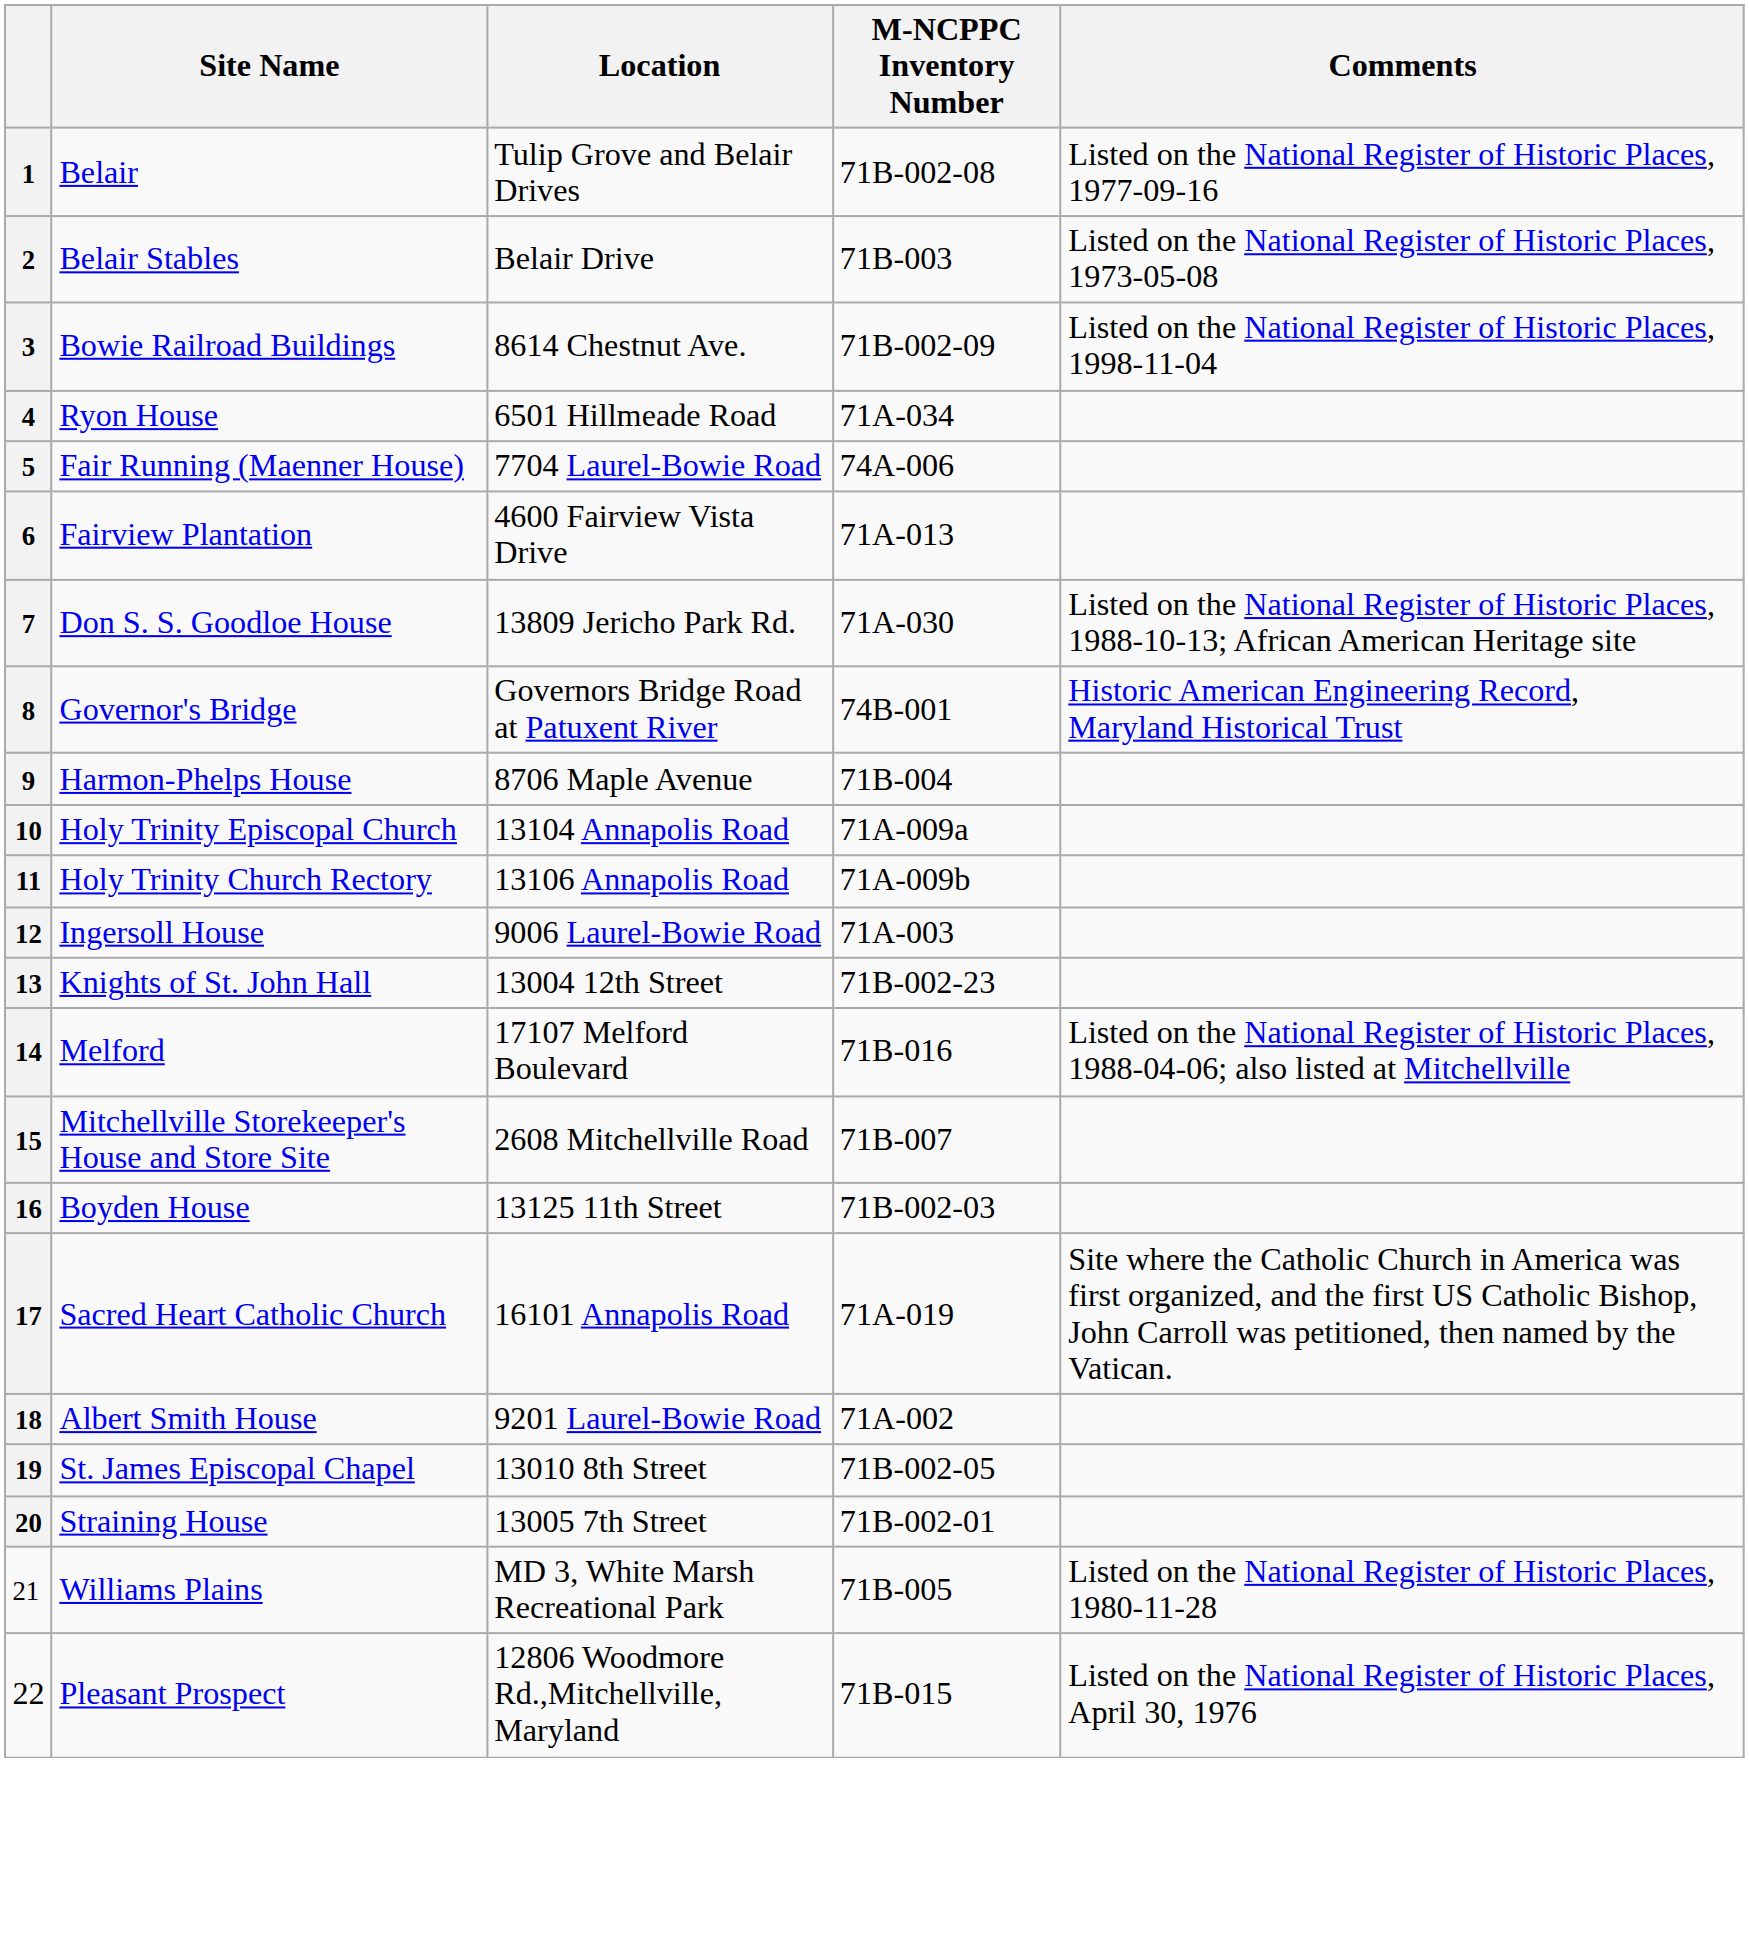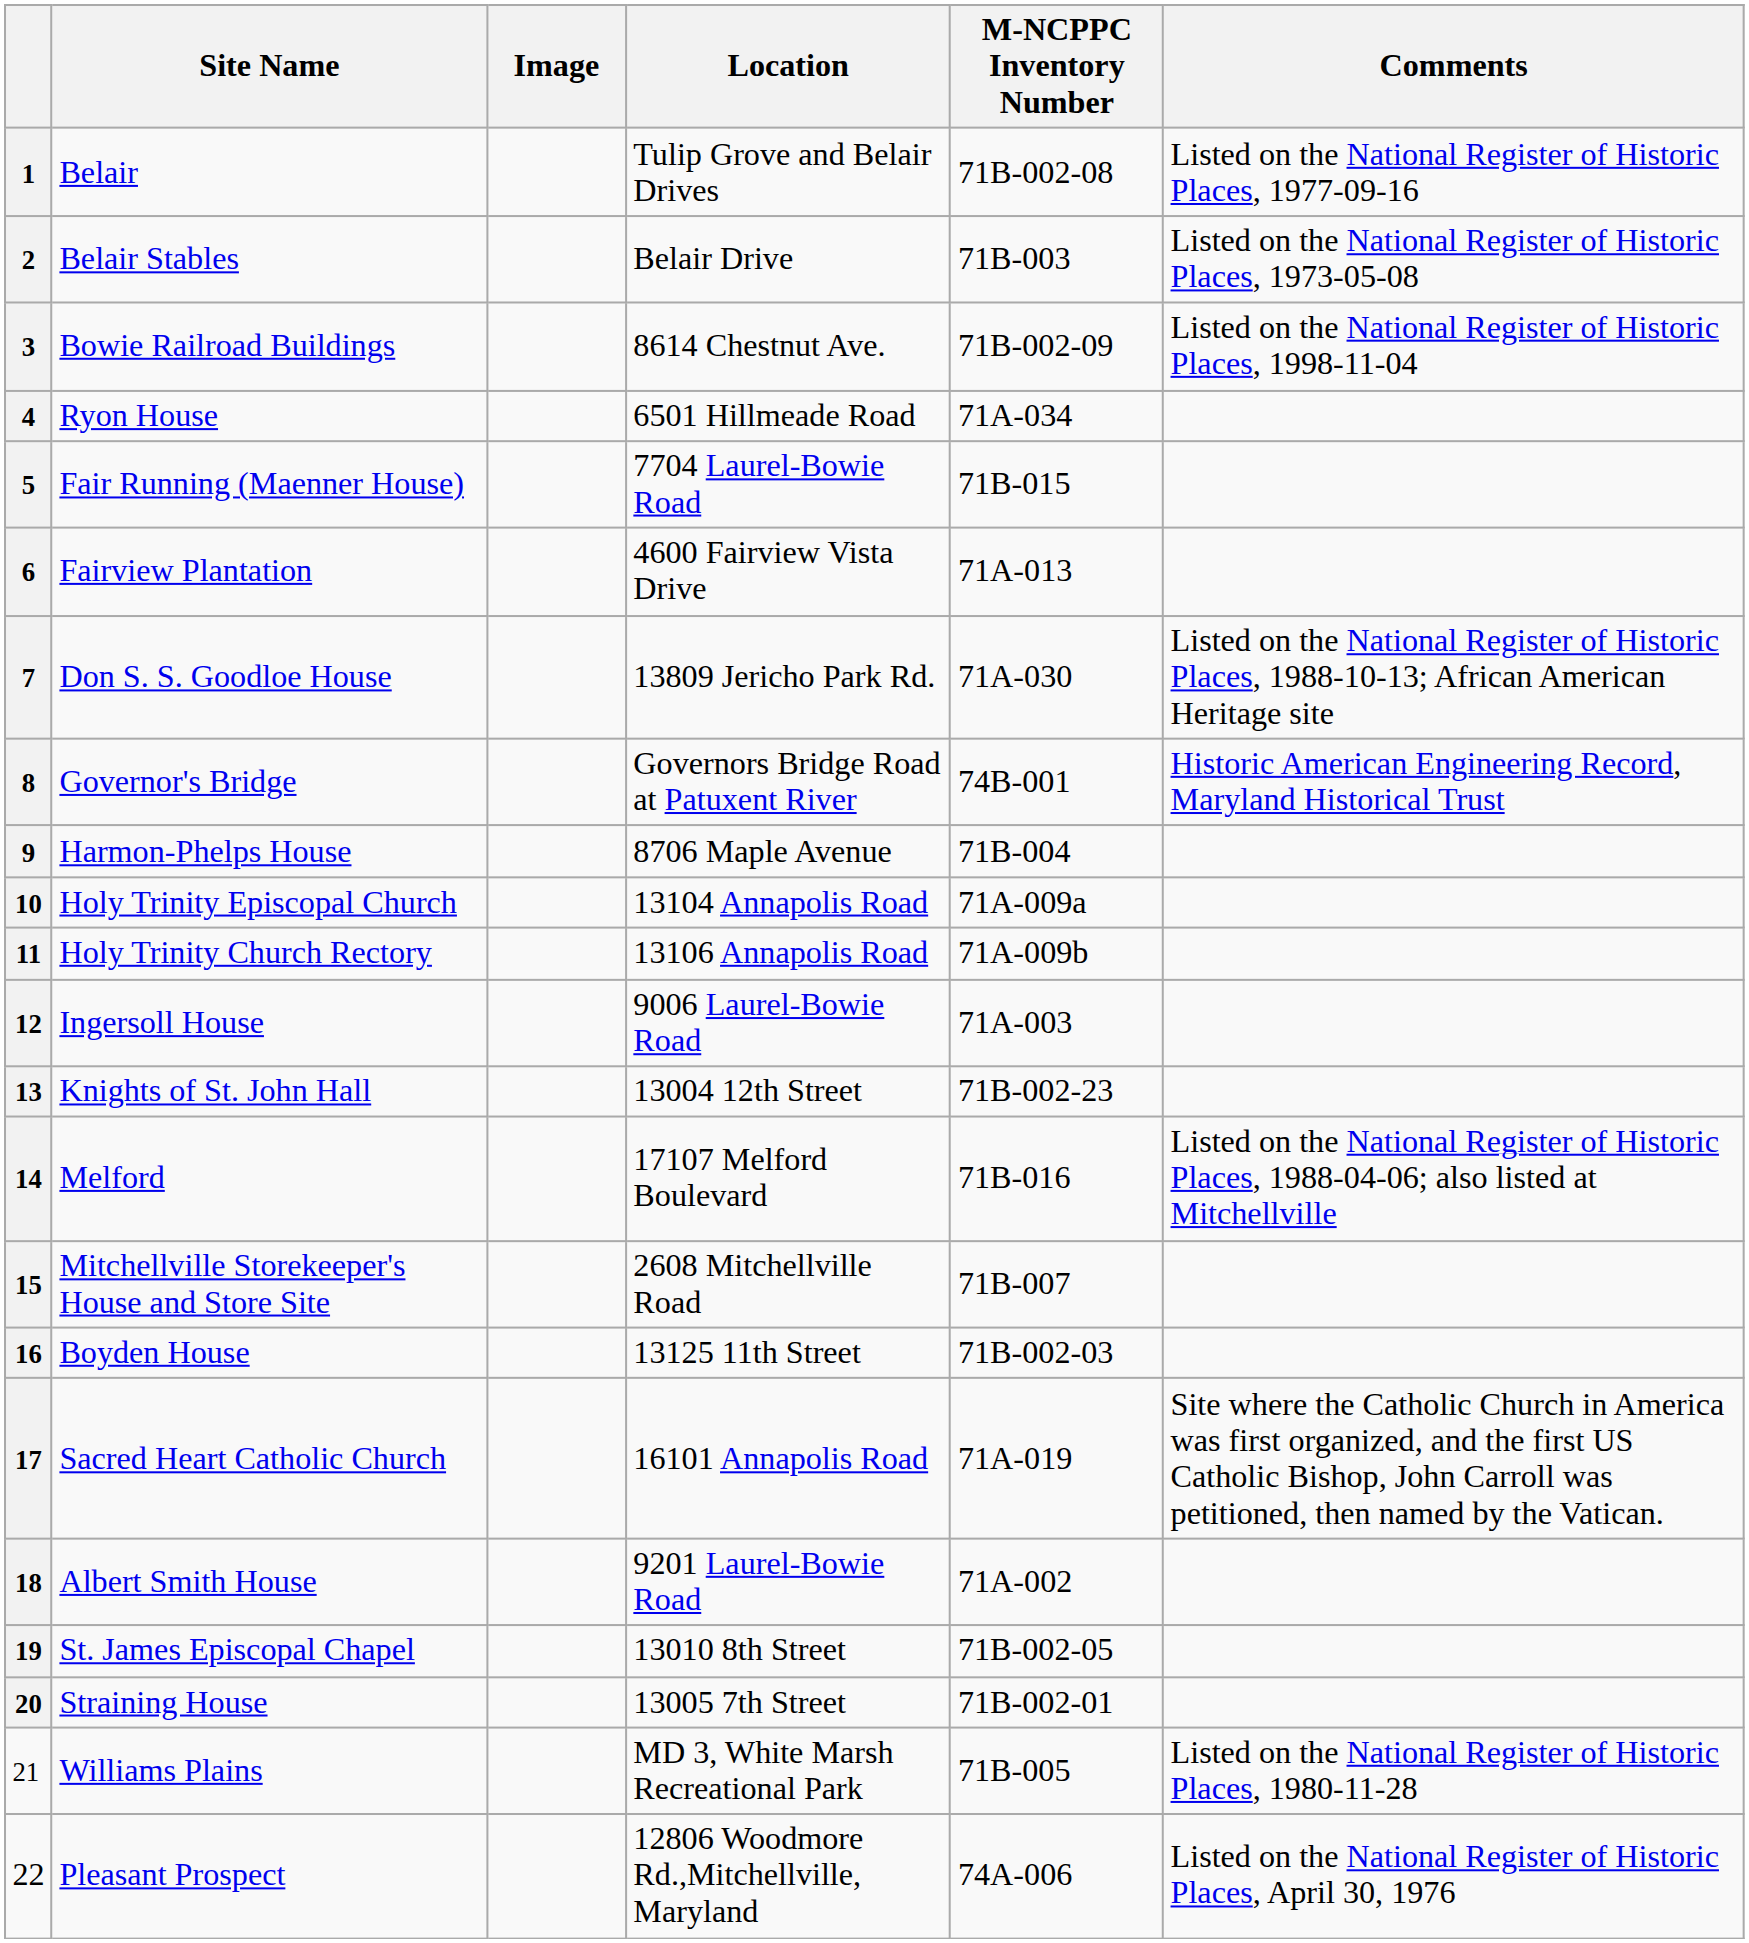+ column: (556, 66)
(897, 465) 74A-006 -> (1014, 484) 71B-015
(896, 1694) 71B-015 -> (1015, 1875) 74A-006
